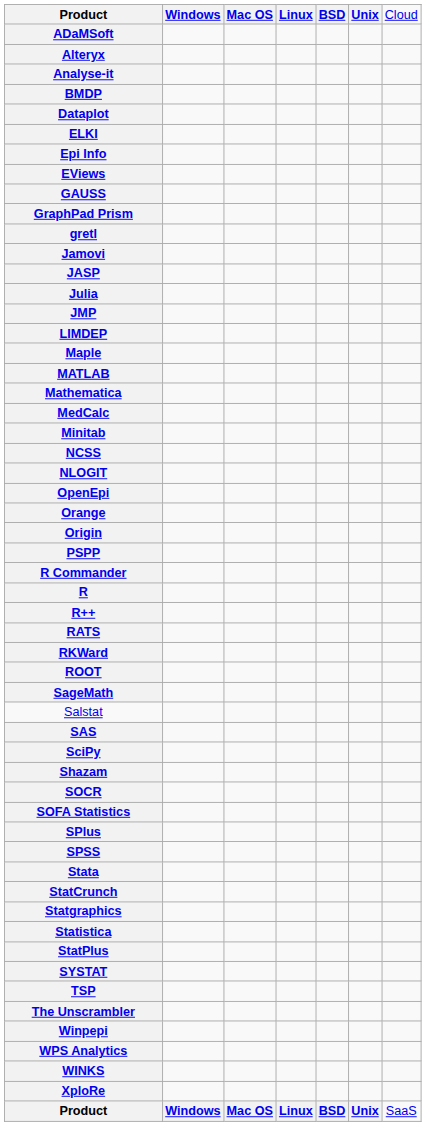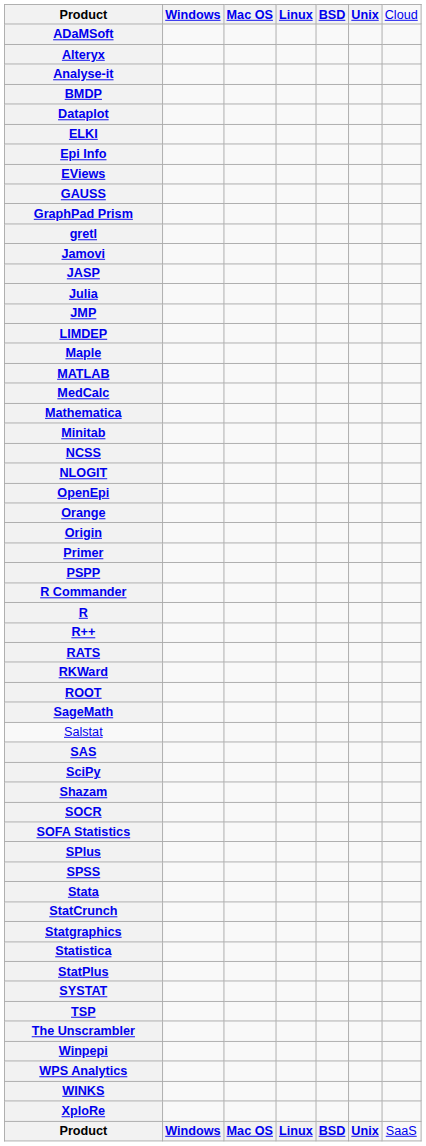rows swapped: (83, 393) <-> (83, 413)
+ row: (83, 552)
